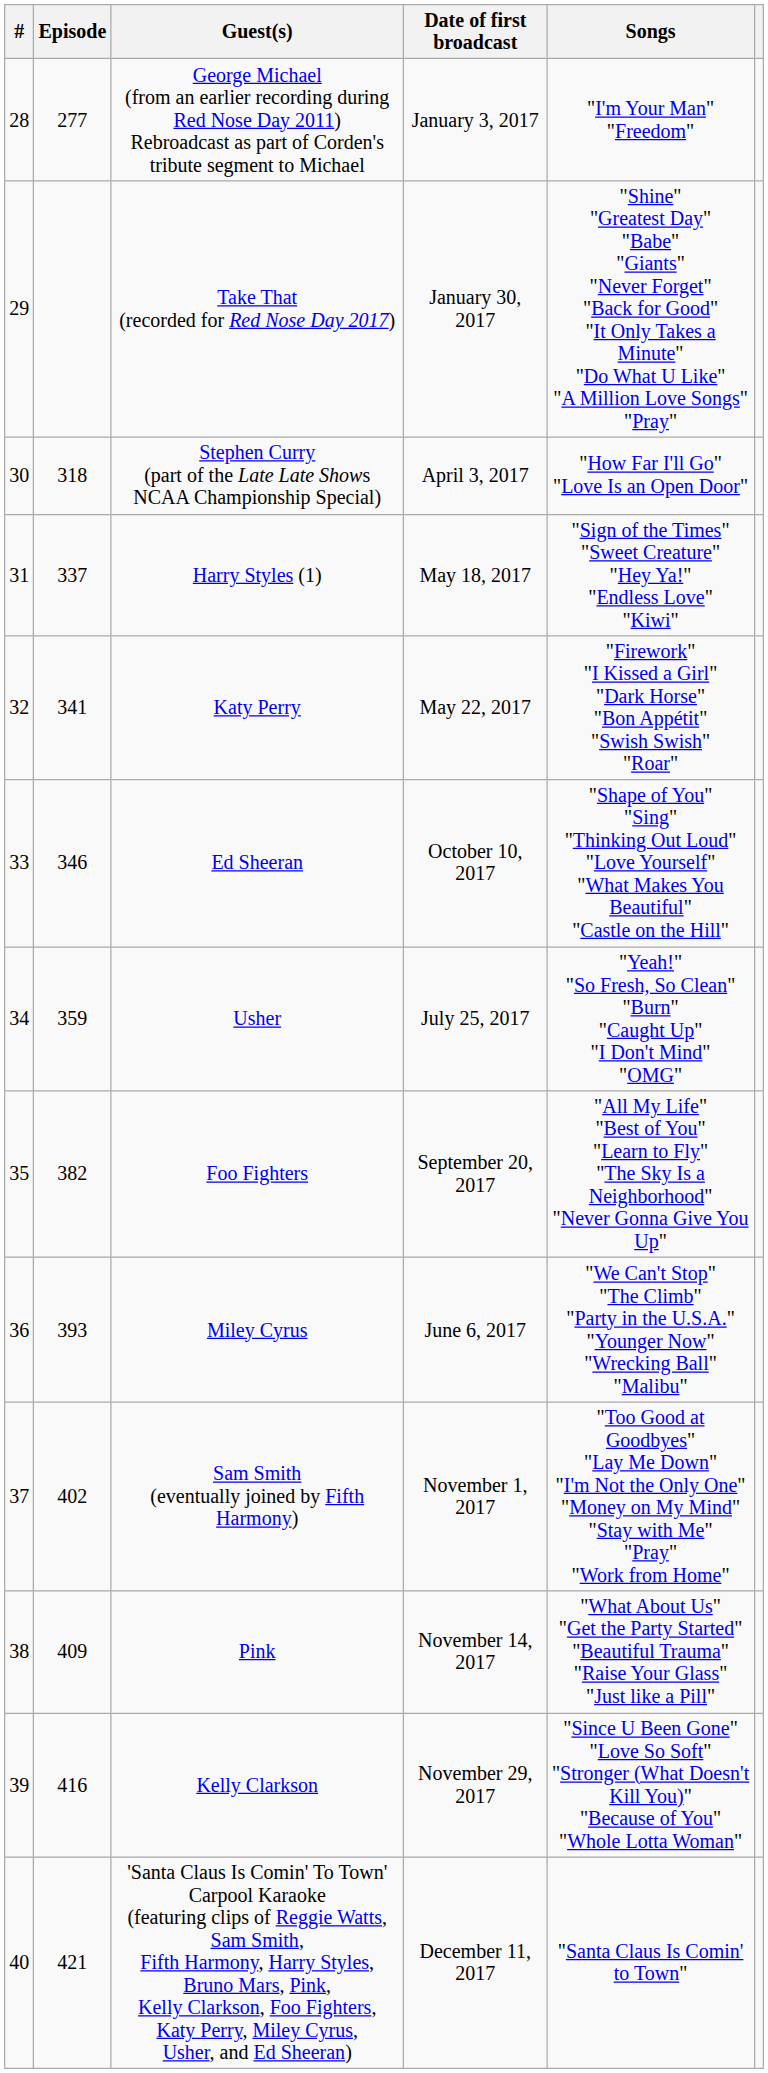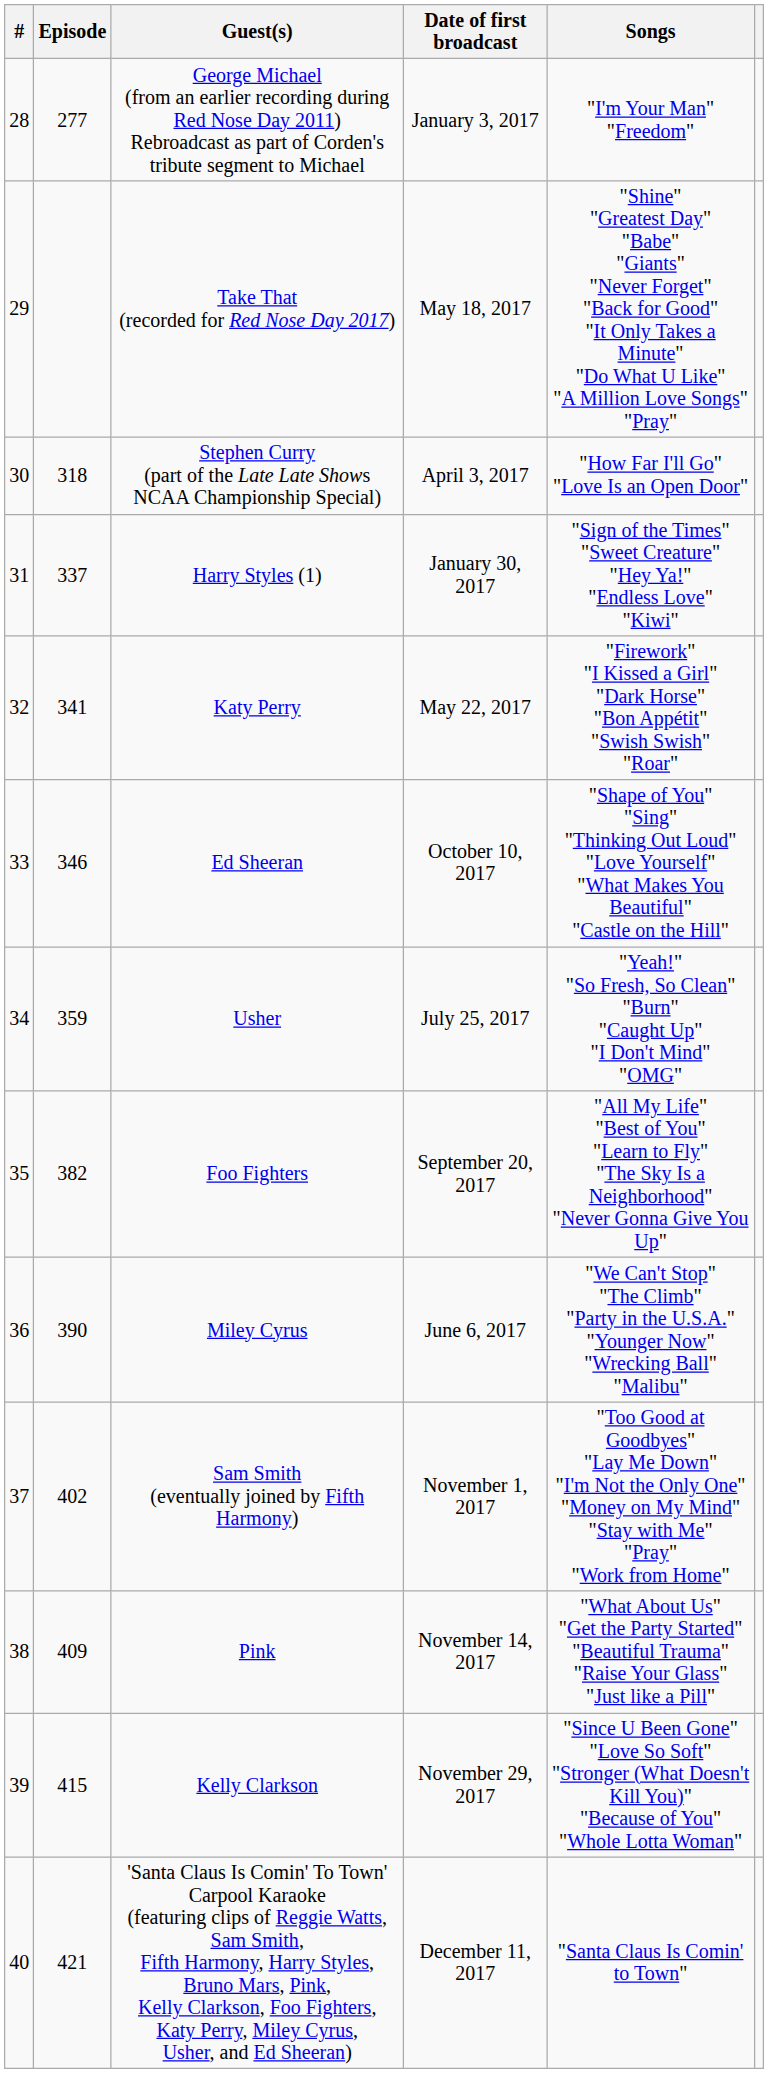(475, 308) January 30, 2017 -> (475, 308) May 18, 2017
(475, 574) May 18, 2017 -> (475, 574) January 30, 2017
(72, 1329) 393 -> (72, 1329) 390
(72, 1784) 416 -> (72, 1784) 415
